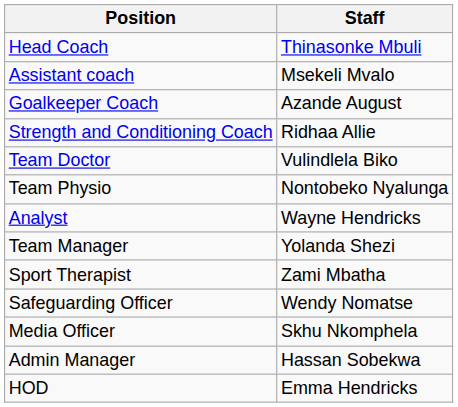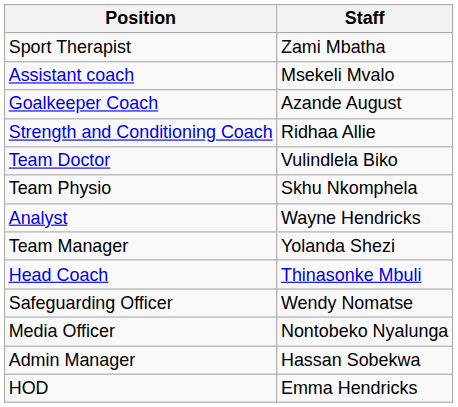rows swapped: (59, 47) <-> (70, 274)
(365, 189) Nontobeko Nyalunga -> (349, 189) Skhu Nkomphela
(349, 331) Skhu Nkomphela -> (365, 331) Nontobeko Nyalunga
